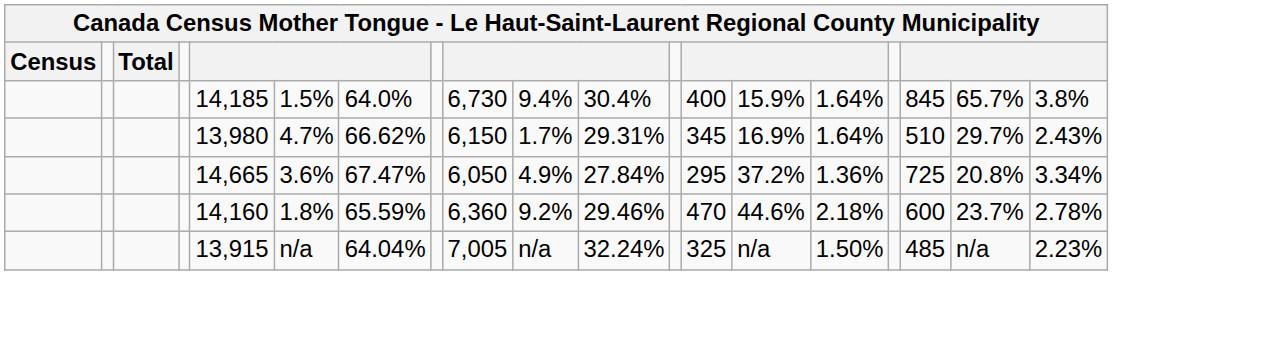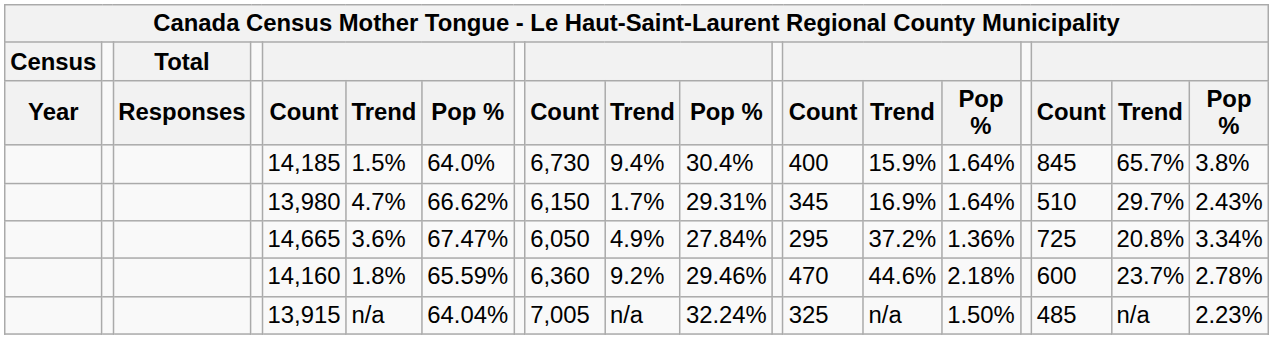+ row: (53, 112)
